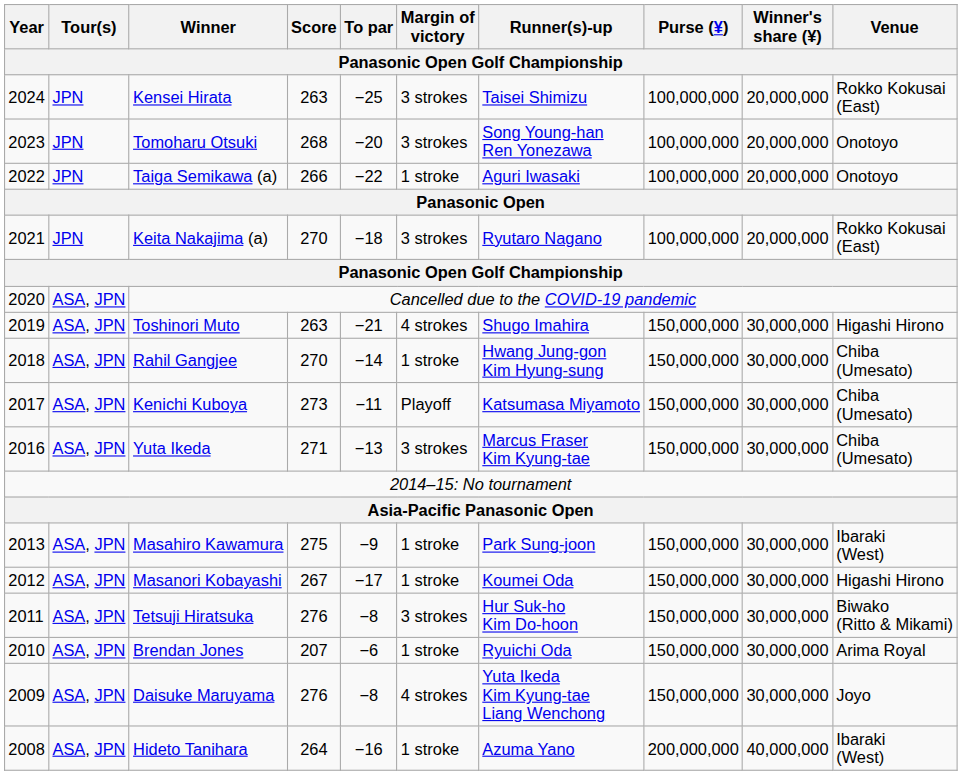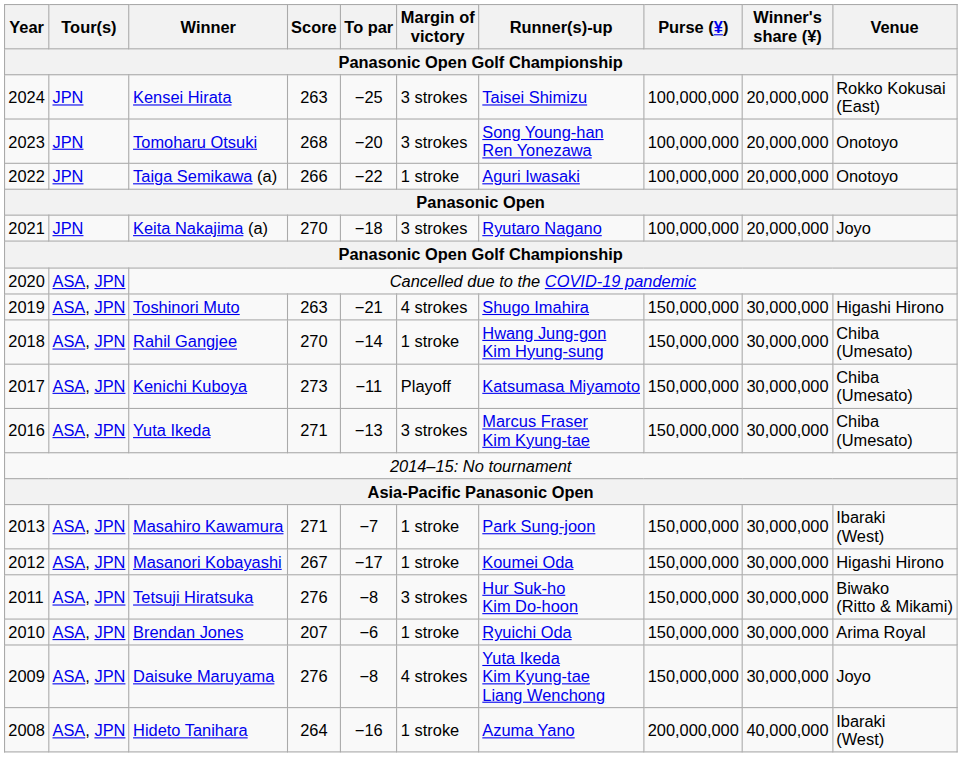(891, 238) Rokko Kokusai (East) -> (854, 229) Joyo
(314, 545) 275 -> (314, 527) 271
(369, 545) −9 -> (369, 527) −7
